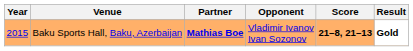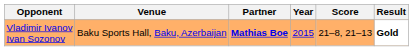columns swapped: (17, 12) <-> (281, 12)
(345, 33) bold -> (345, 33) normal
